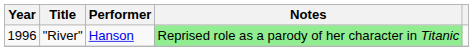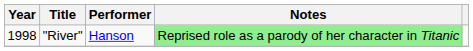(22, 35) 1996 -> (22, 35) 1998
